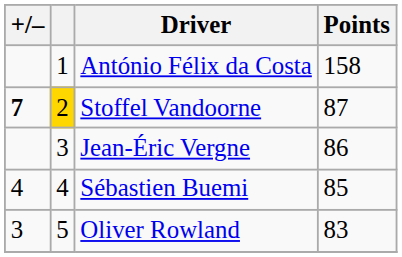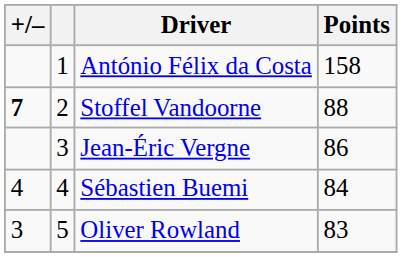(62, 106) gold background -> (62, 106) no background
(336, 106) 87 -> (336, 106) 88
(336, 188) 85 -> (336, 188) 84
